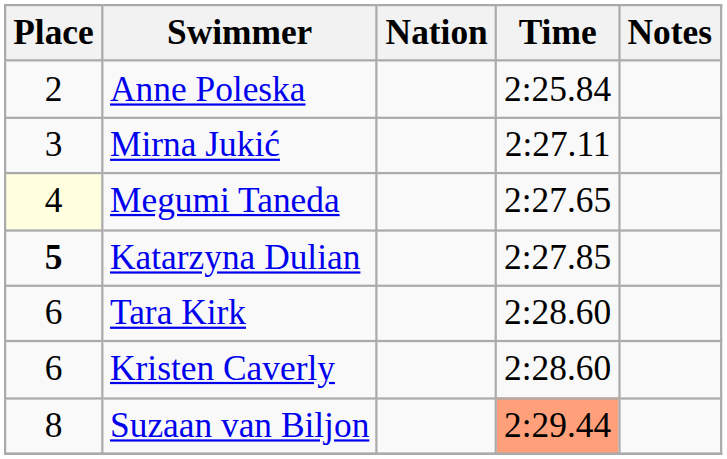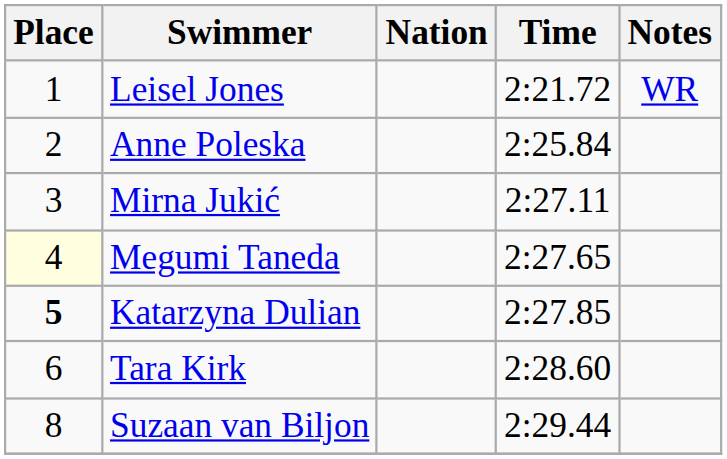+ row: (197, 88)
- row: (222, 369)
(558, 425) lightsalmon background -> (558, 425) no background
